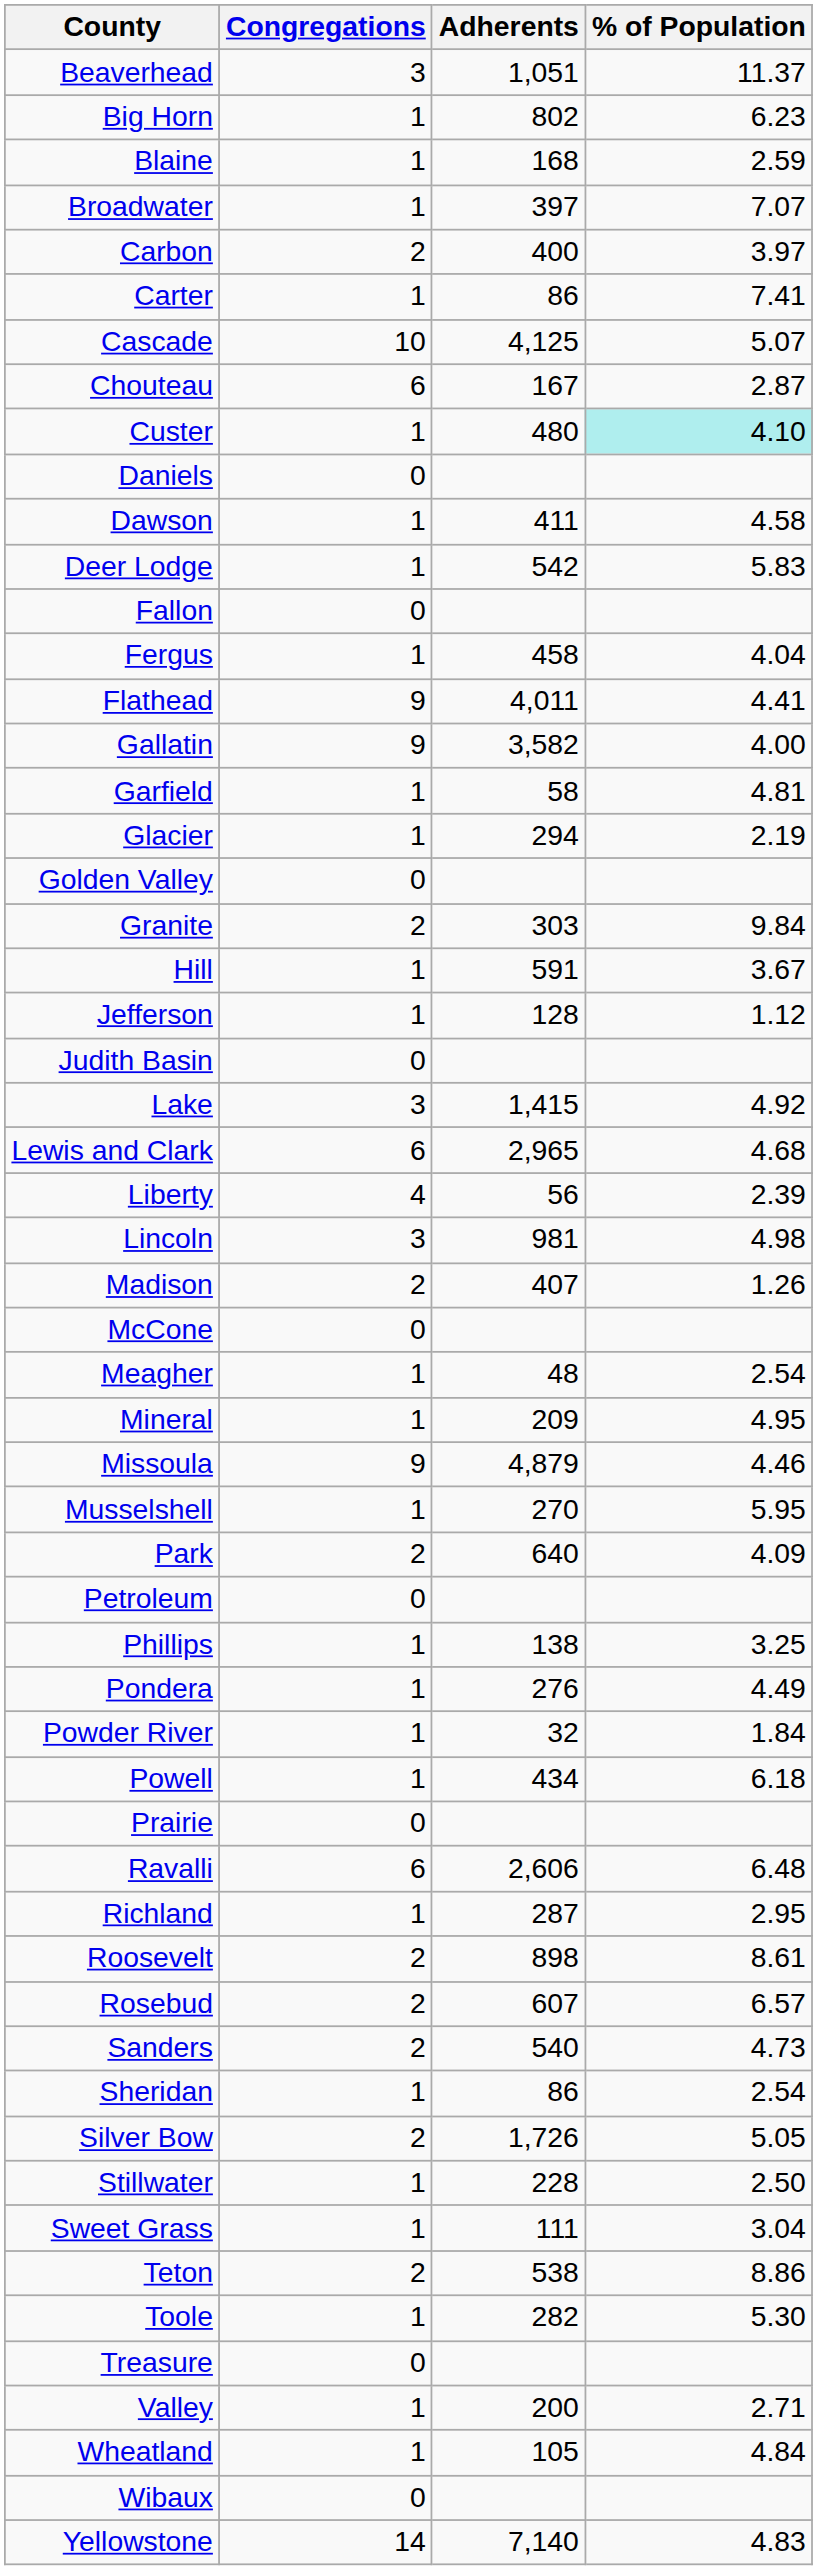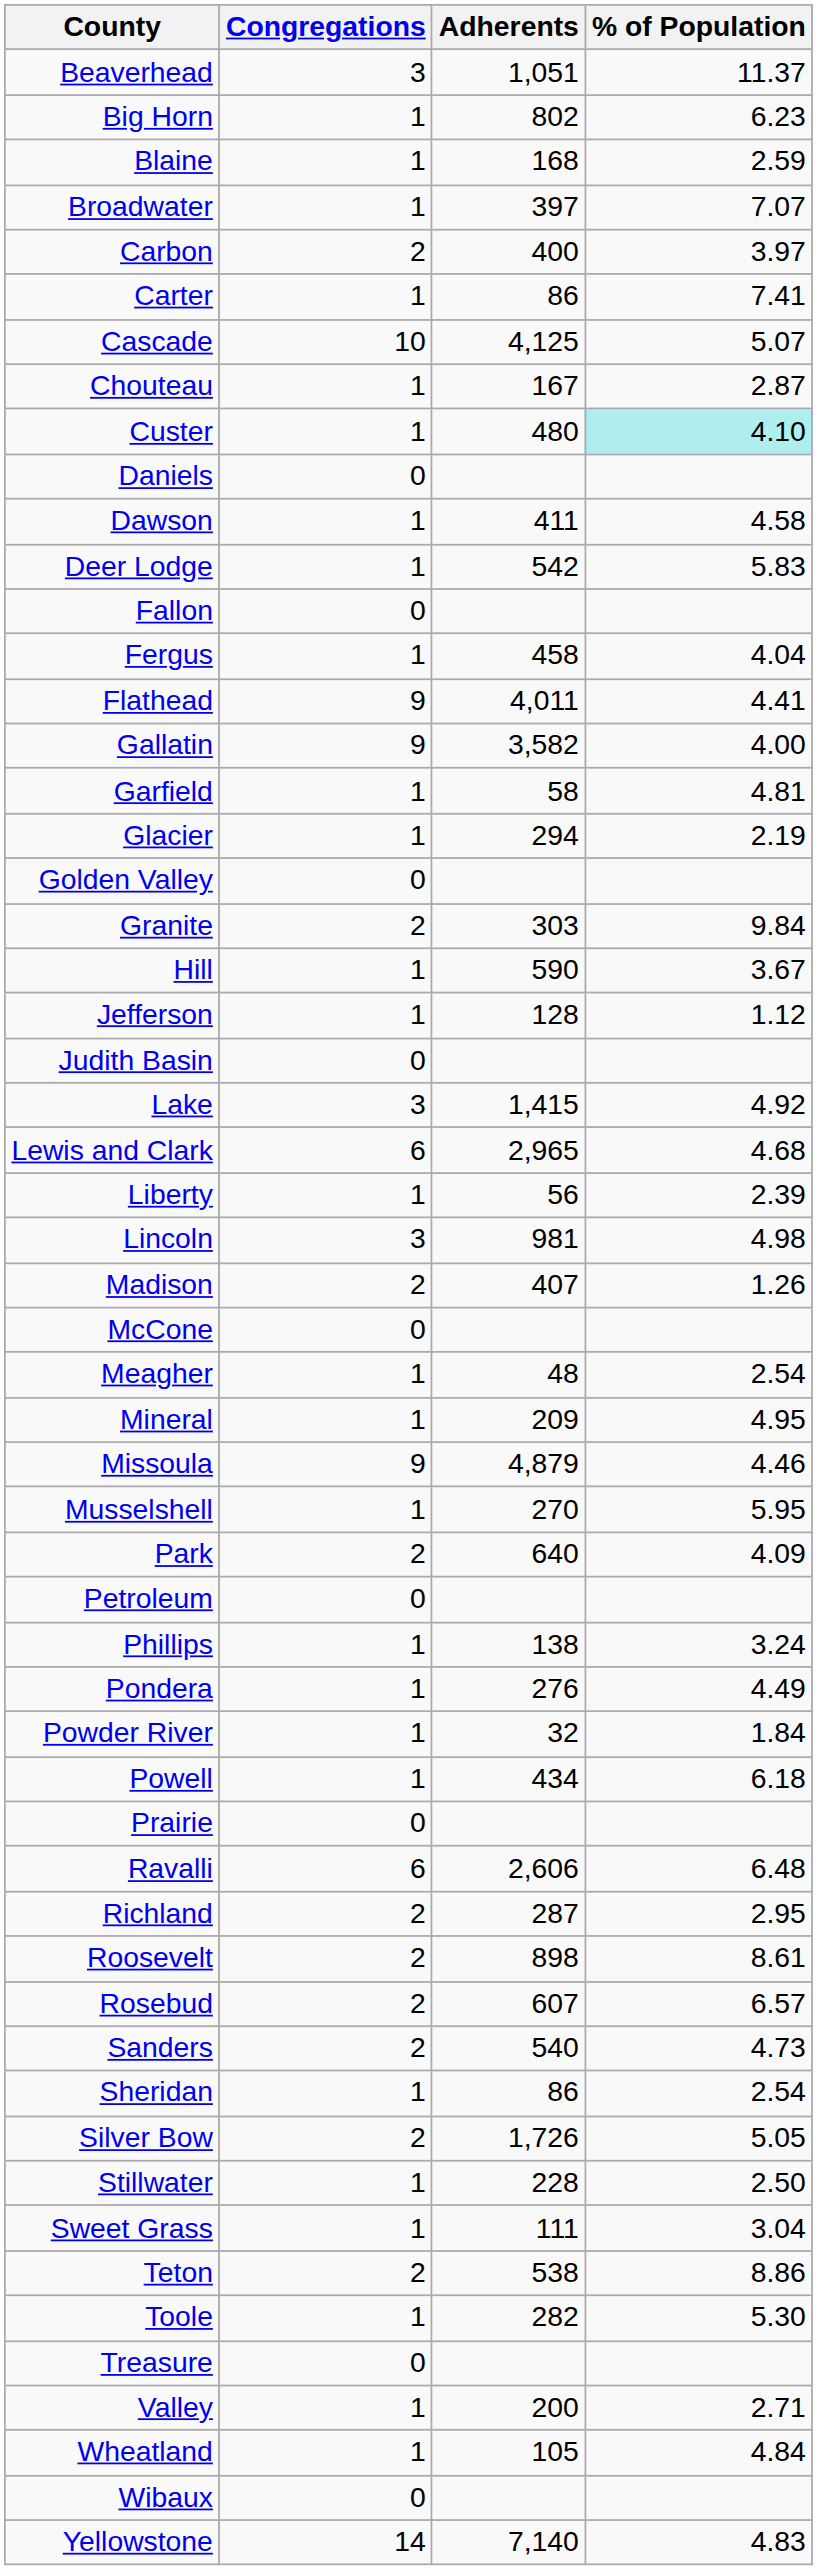(418, 386) 6 -> (418, 386) 1
(555, 970) 591 -> (555, 970) 590
(418, 1194) 4 -> (418, 1194) 1
(778, 1643) 3.25 -> (778, 1643) 3.24
(418, 1913) 1 -> (418, 1913) 2
